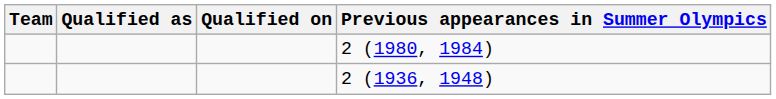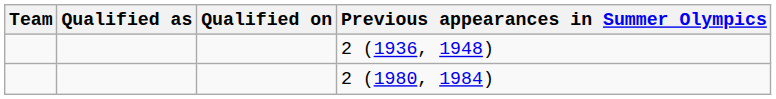rows swapped: (417, 79) <-> (417, 49)
